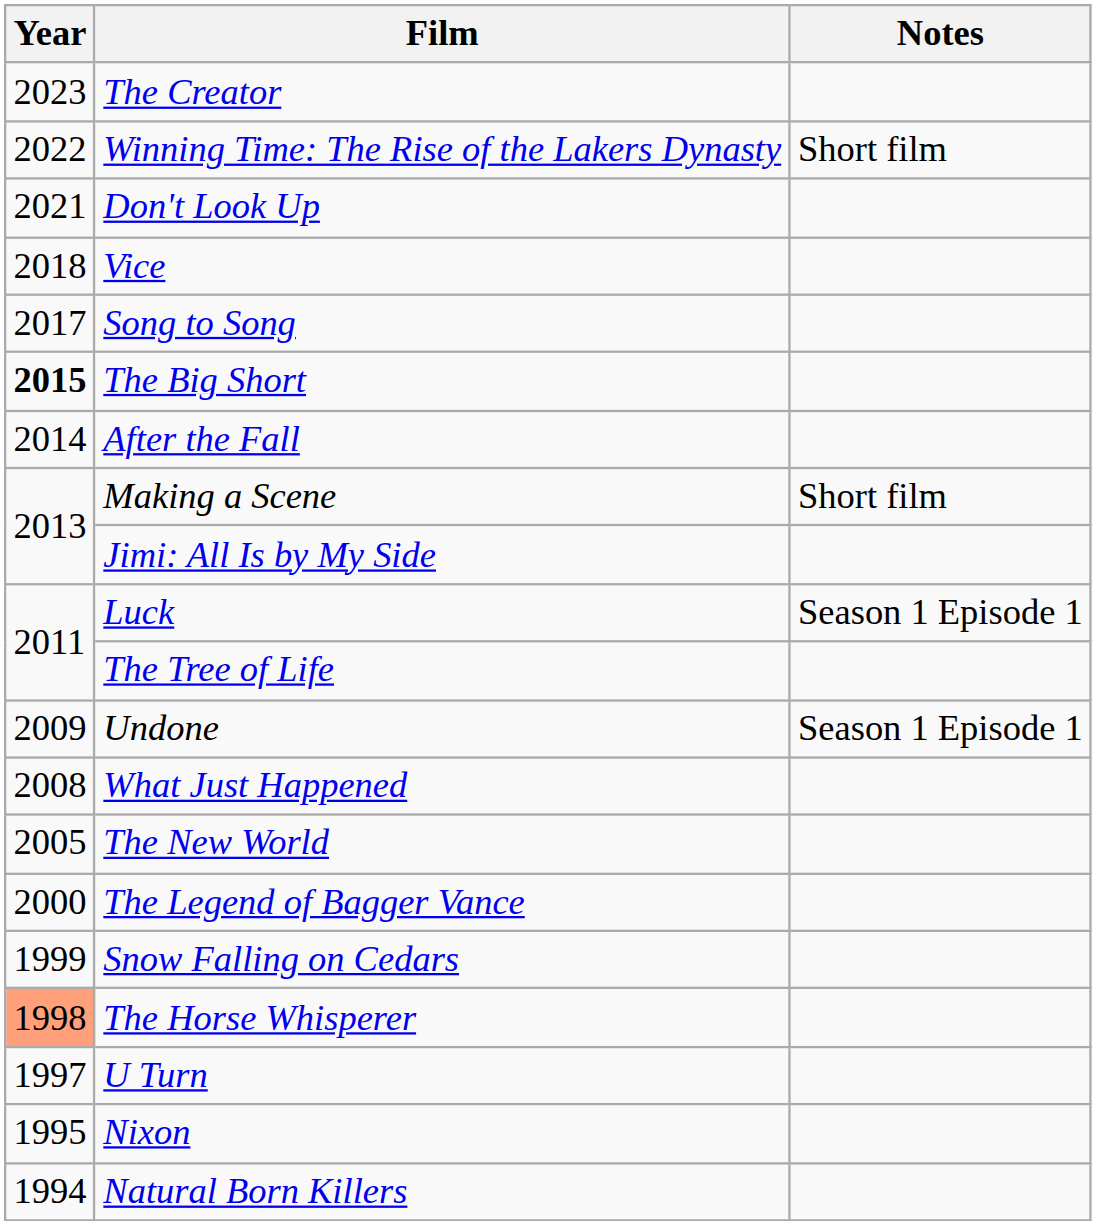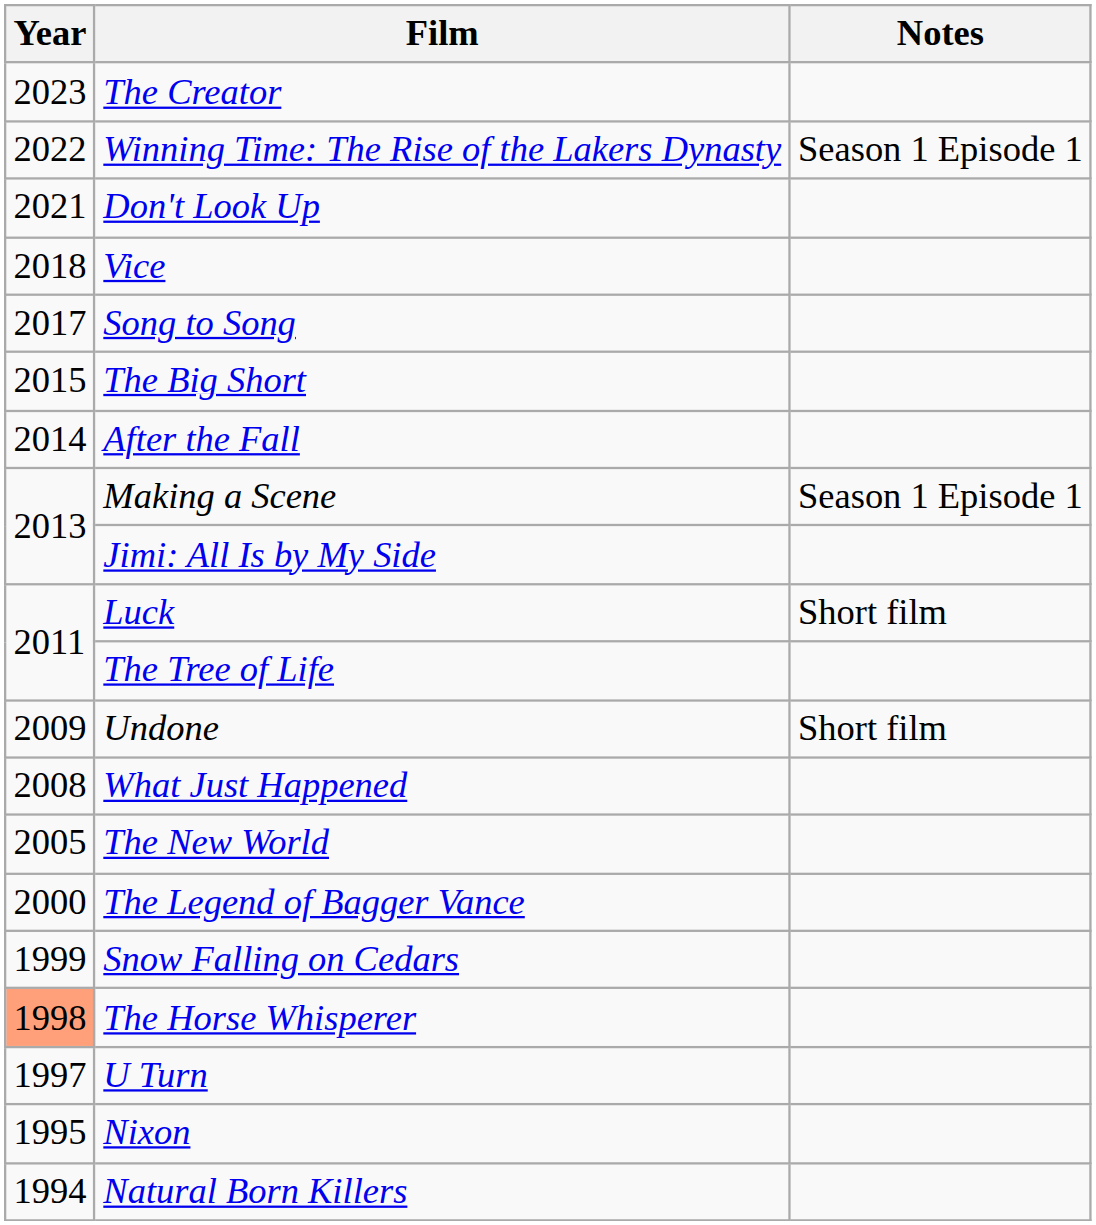(873, 149) Short film -> (940, 149) Season 1 Episode 1
(50, 380) bold -> (50, 380) normal
(873, 496) Short film -> (940, 496) Season 1 Episode 1
(940, 611) Season 1 Episode 1 -> (873, 611) Short film
(940, 727) Season 1 Episode 1 -> (873, 727) Short film
